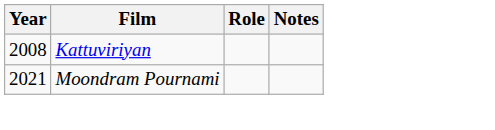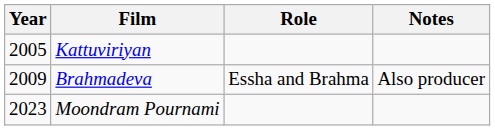(28, 49) 2008 -> (28, 49) 2005
+ row: (104, 79)
(28, 79) 2021 -> (28, 109) 2023
